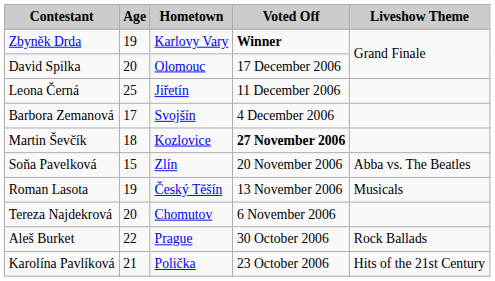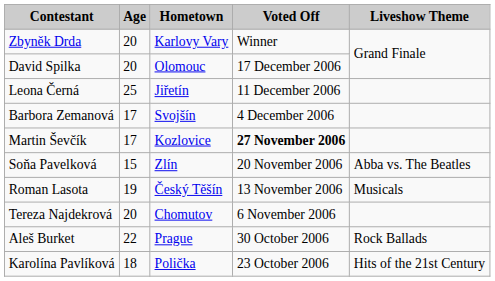(130, 41) 19 -> (130, 41) 20
(259, 41) bold -> (257, 41) normal
(130, 140) 18 -> (130, 140) 17
(130, 264) 21 -> (130, 264) 18
